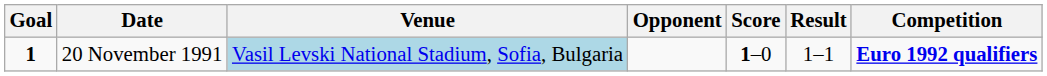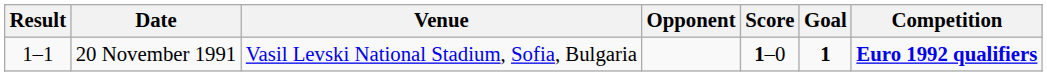columns swapped: (31, 20) <-> (818, 20)
(428, 53) lightblue background -> (441, 53) no background
